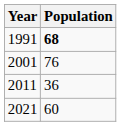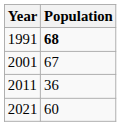(51, 62) 76 -> (51, 62) 67
